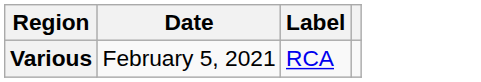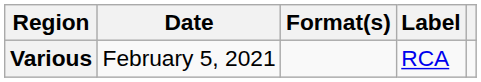+ column: (338, 22)
